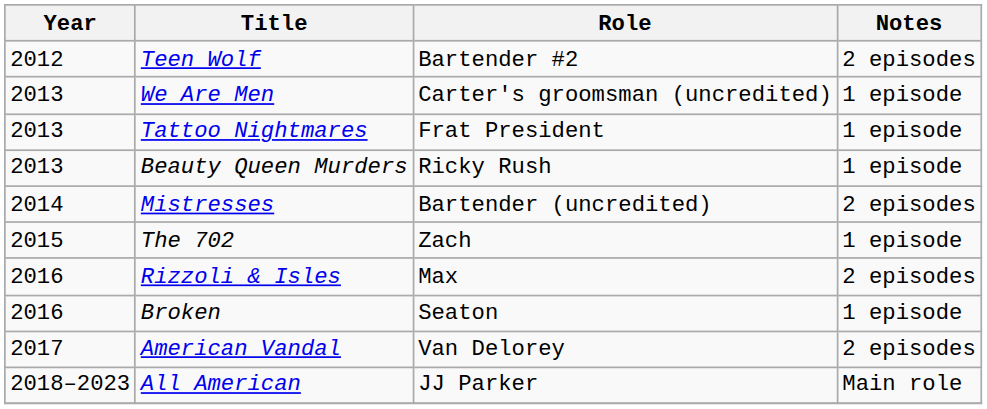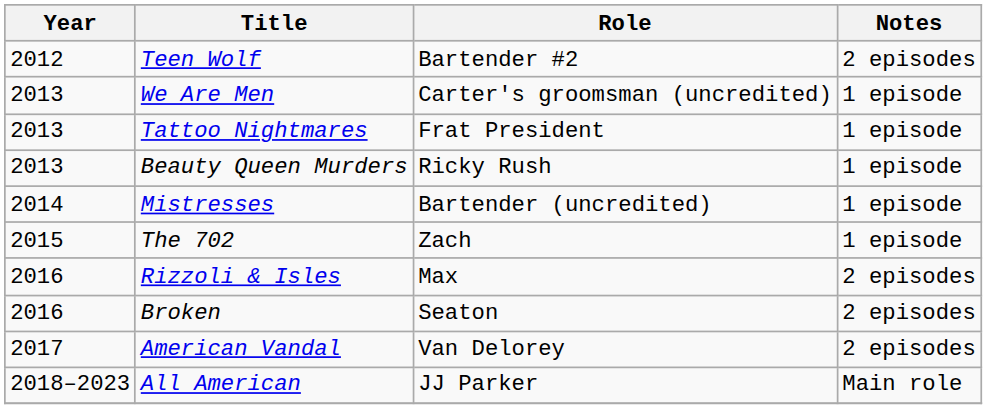(909, 204) 2 episodes -> (902, 204) 1 episode
(902, 313) 1 episode -> (909, 313) 2 episodes
